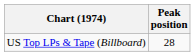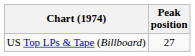(169, 42) 28 -> (169, 42) 27
